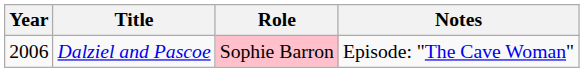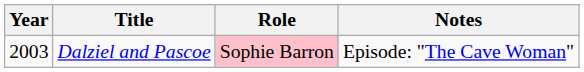(29, 51) 2006 -> (29, 51) 2003
